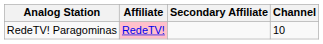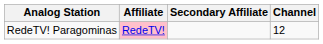(279, 30) 10 -> (279, 30) 12
